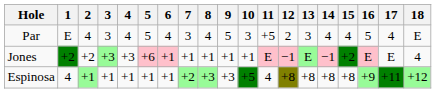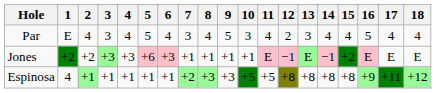(268, 35) +5 -> (268, 35) 4
(417, 35) E -> (417, 35) 4
(168, 56) +1 -> (168, 56) +3
(417, 56) 4 -> (417, 56) E
(268, 77) 4 -> (268, 77) +5
